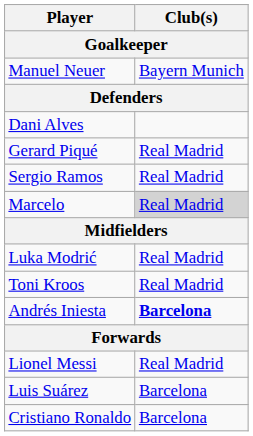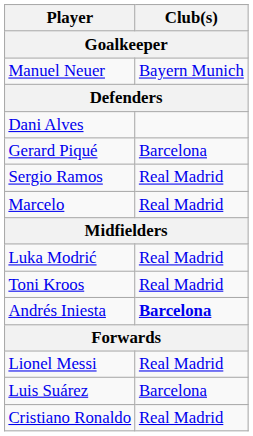(181, 151) Real Madrid -> (173, 151) Barcelona
(181, 204) lightgrey background -> (181, 204) no background
(173, 417) Barcelona -> (181, 417) Real Madrid
